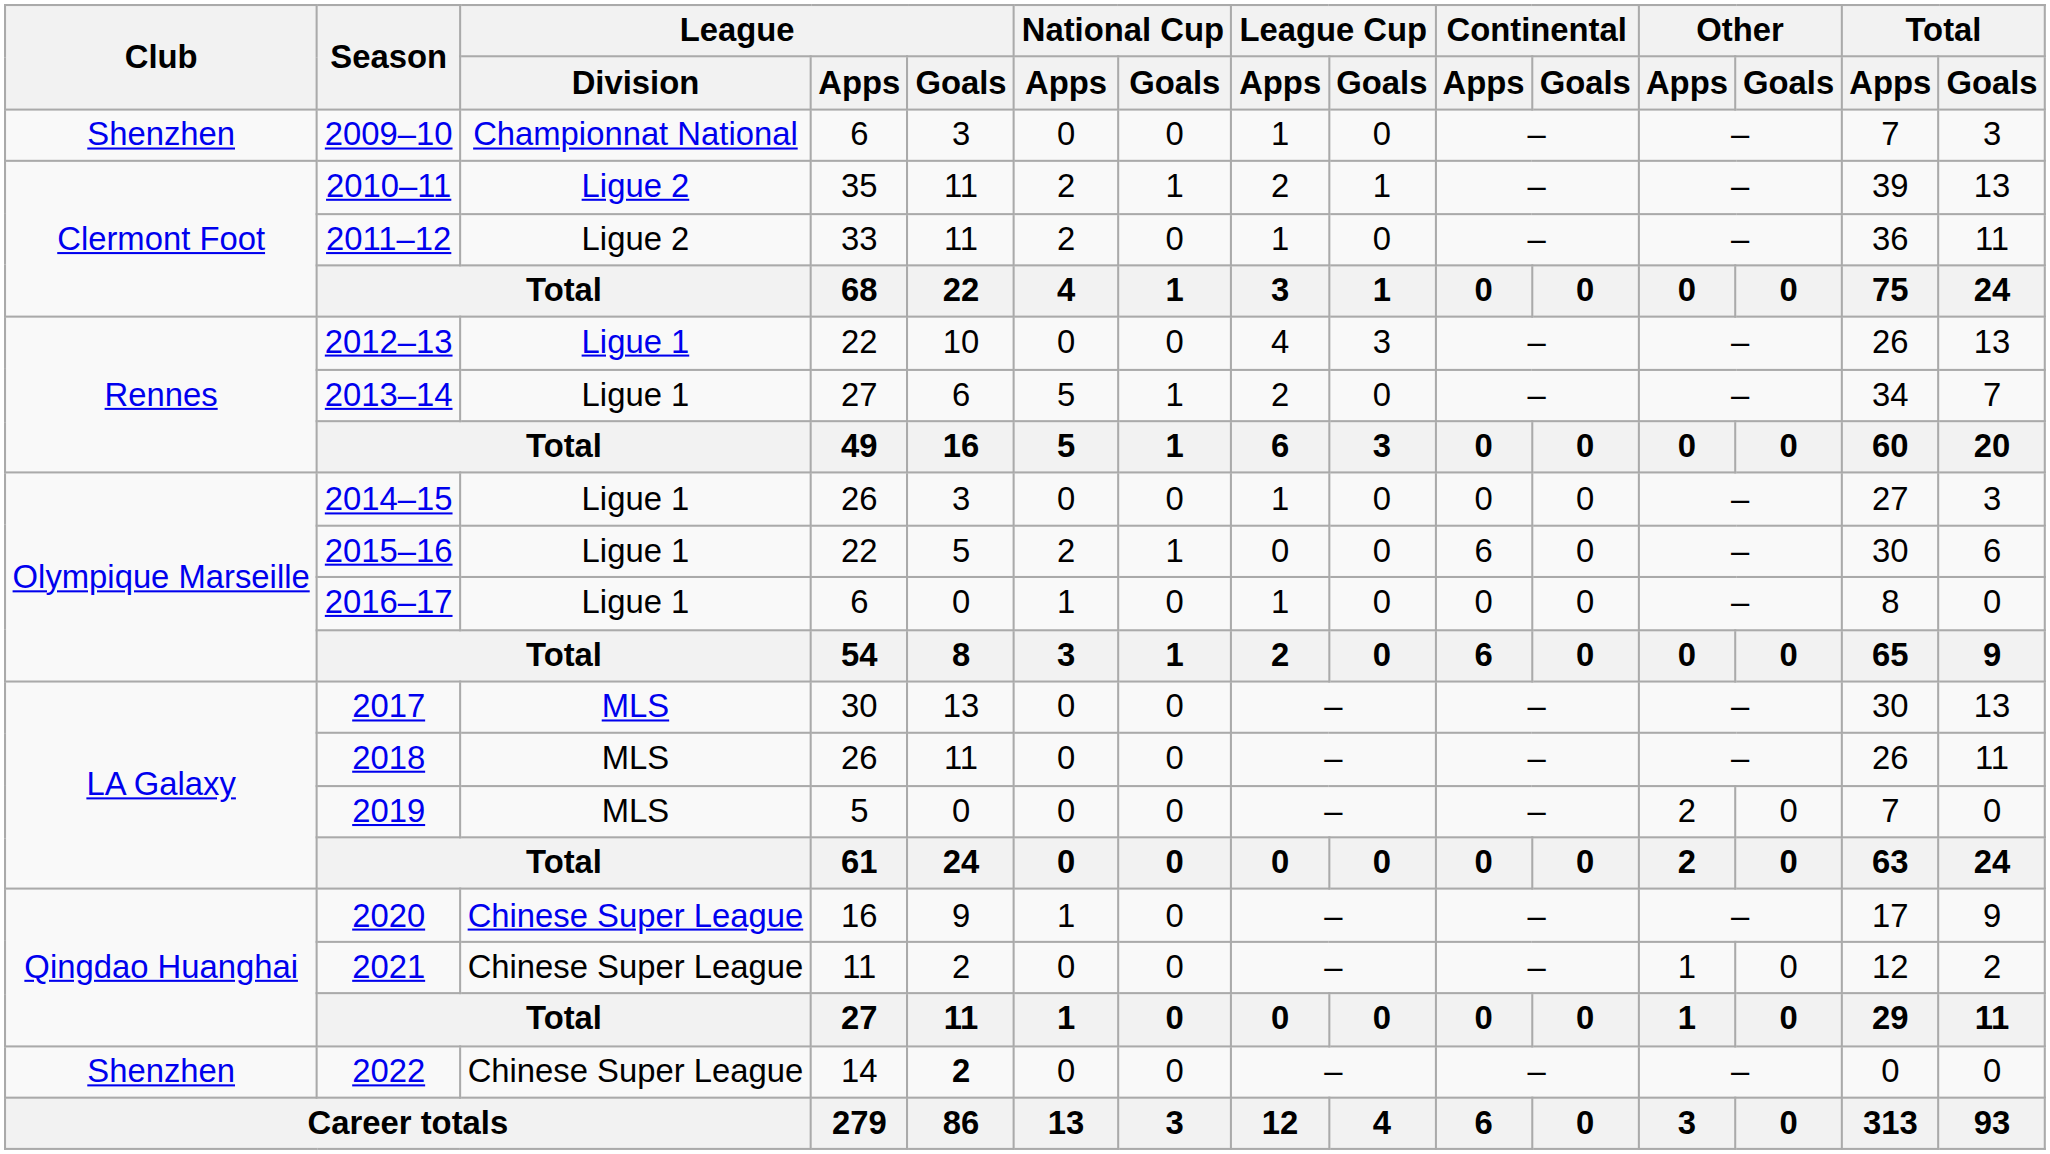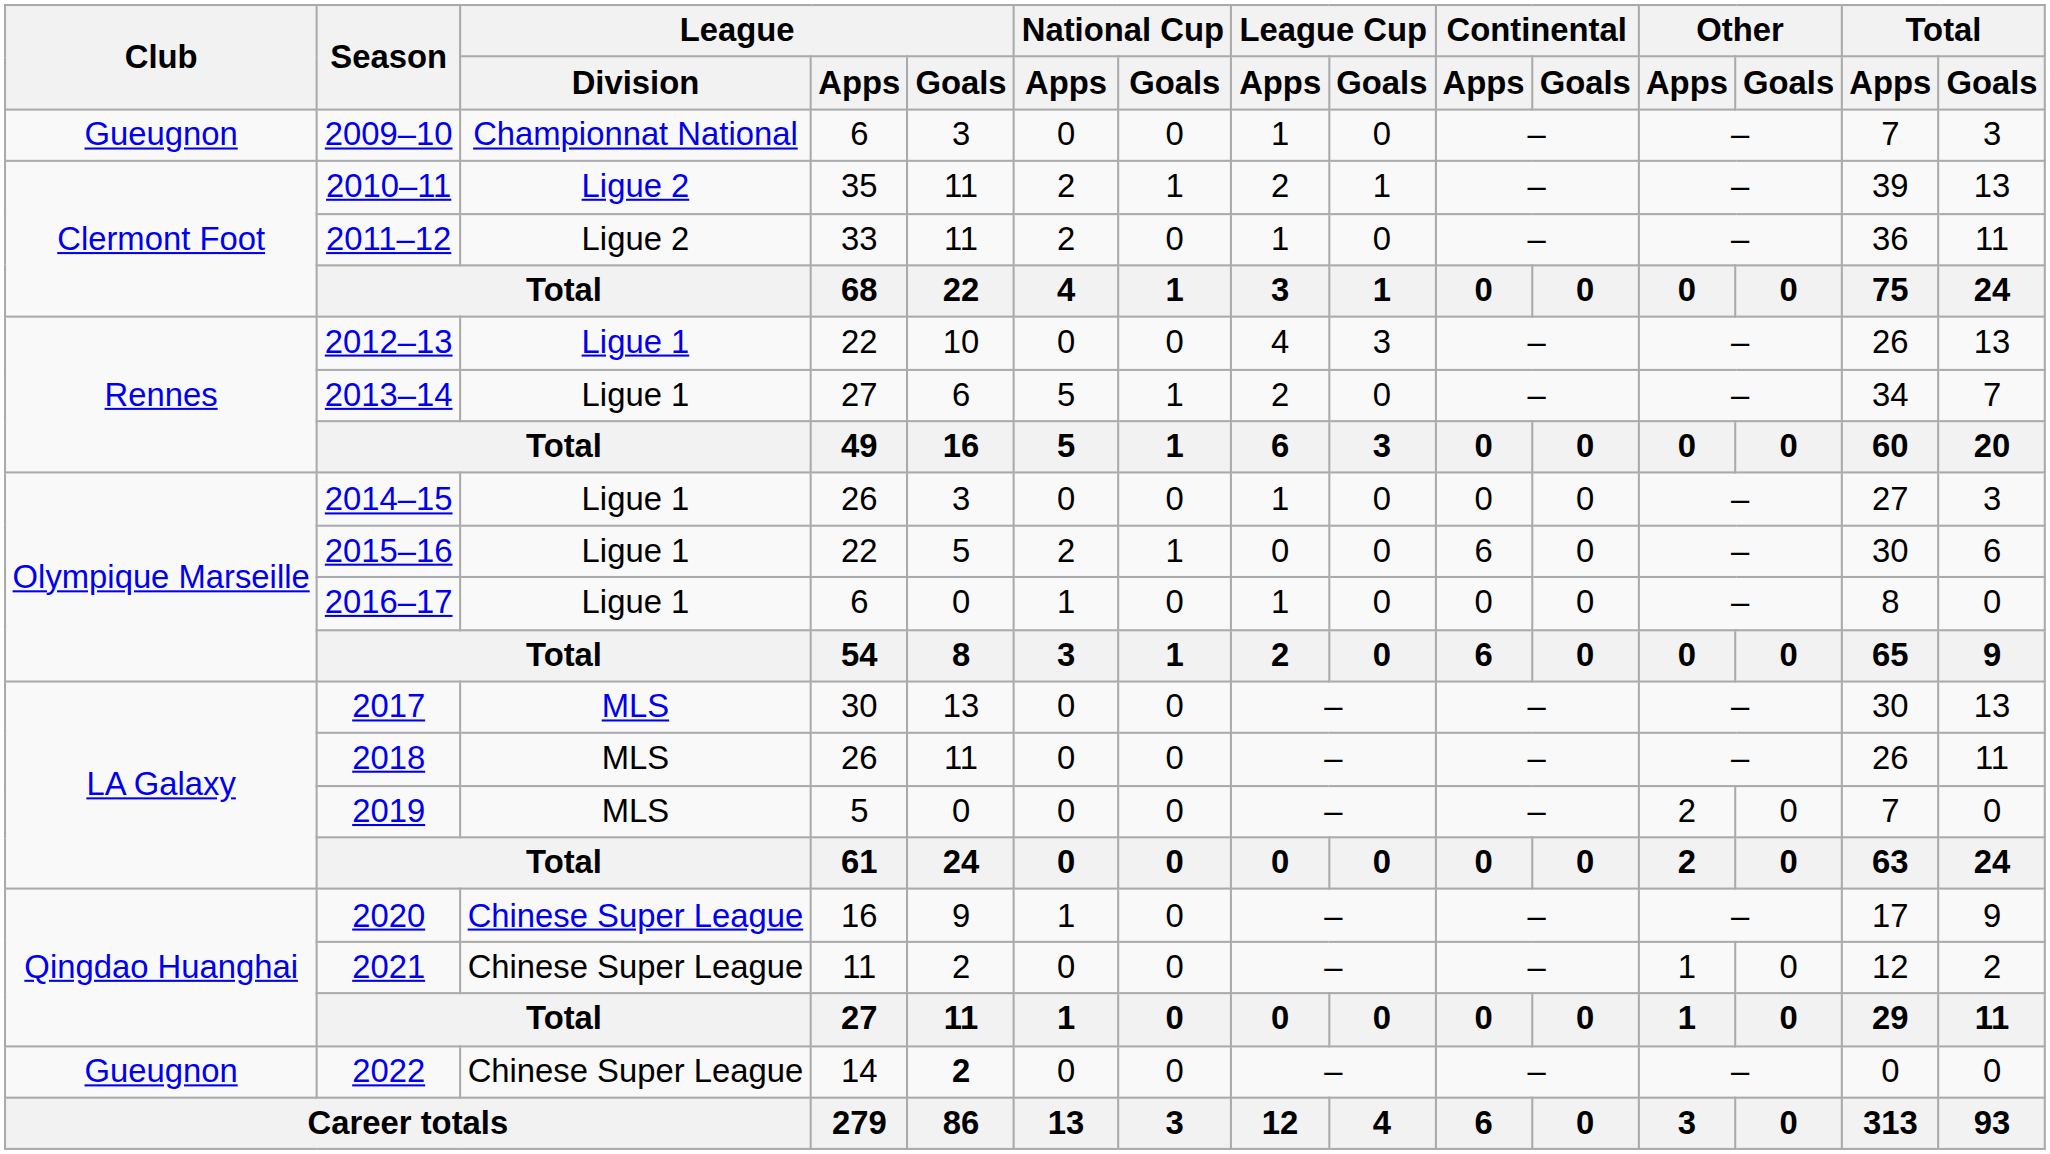(161, 134) Shenzhen -> (161, 134) Gueugnon
(161, 1070) Shenzhen -> (161, 1070) Gueugnon
